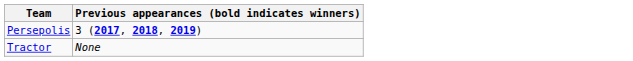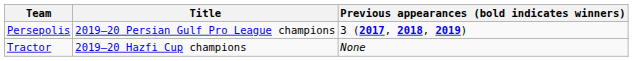+ column: (205, 13)
